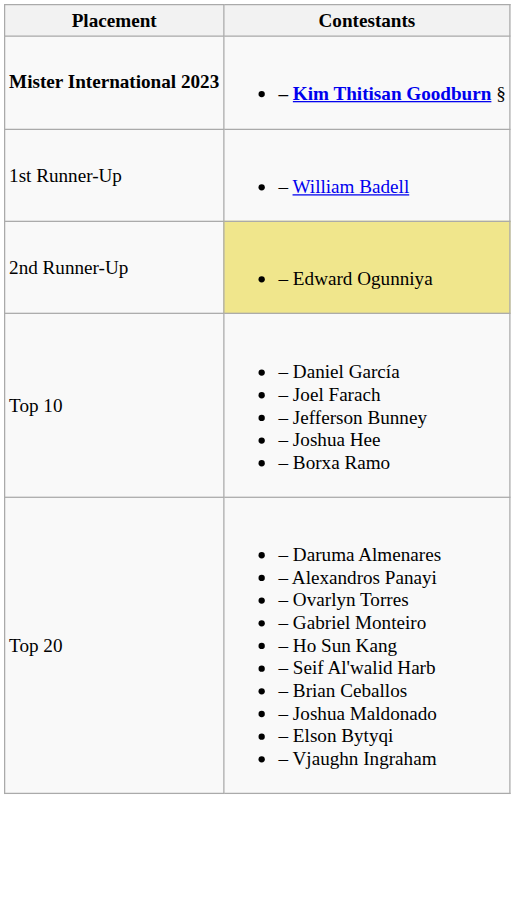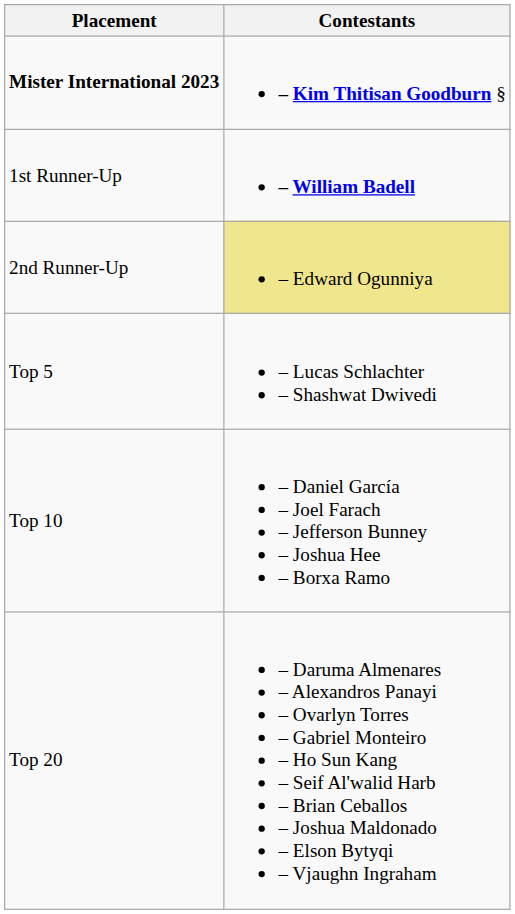(367, 187) normal -> (367, 187) bold
+ row: (31, 371)
